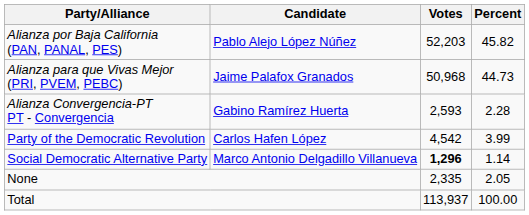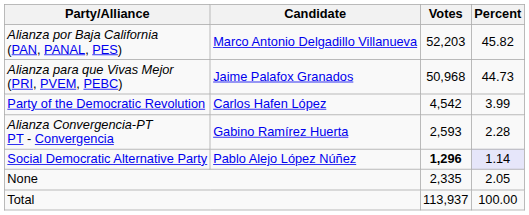(285, 42) Pablo Alejo López Núñez -> (315, 42) Marco Antonio Delgadillo Villanueva
rows swapped: (106, 139) <-> (80, 111)
(315, 159) Marco Antonio Delgadillo Villanueva -> (285, 159) Pablo Alejo López Núñez
(498, 159) no background -> (498, 159) lavender background
